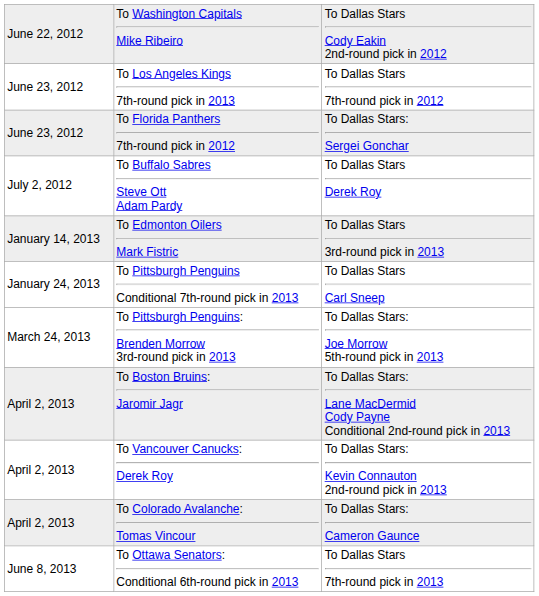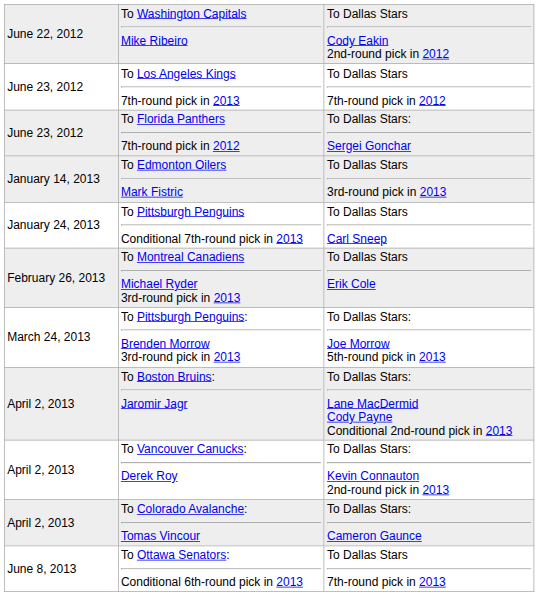- row: (218, 185)
+ row: (221, 277)
